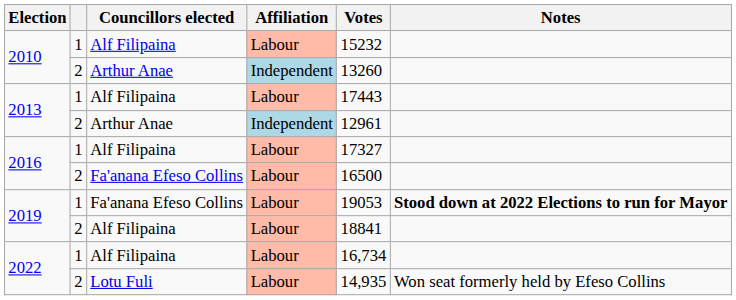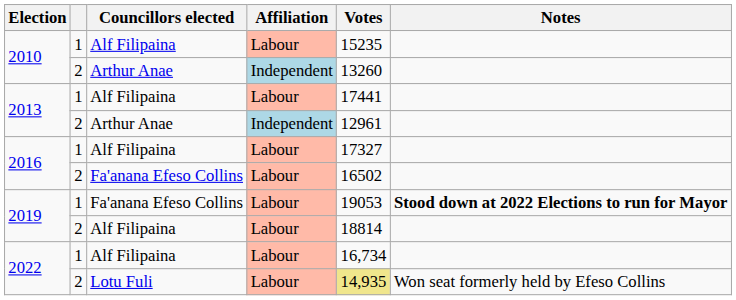(361, 44) 15232 -> (361, 44) 15235
(361, 96) 17443 -> (361, 96) 17441
(361, 176) 16500 -> (361, 176) 16502
(361, 228) 18841 -> (361, 228) 18814
(363, 281) no background -> (363, 281) khaki background
